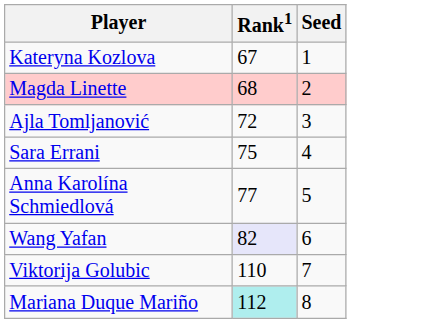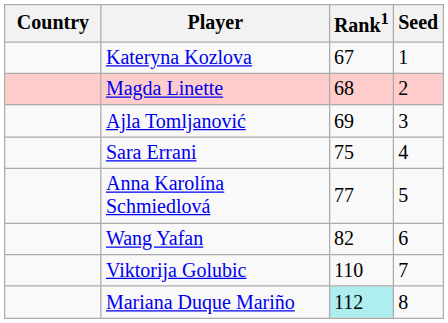+ column: (53, 23)
(247, 120) 72 -> (344, 120) 69
(247, 238) lavender background -> (344, 238) no background
